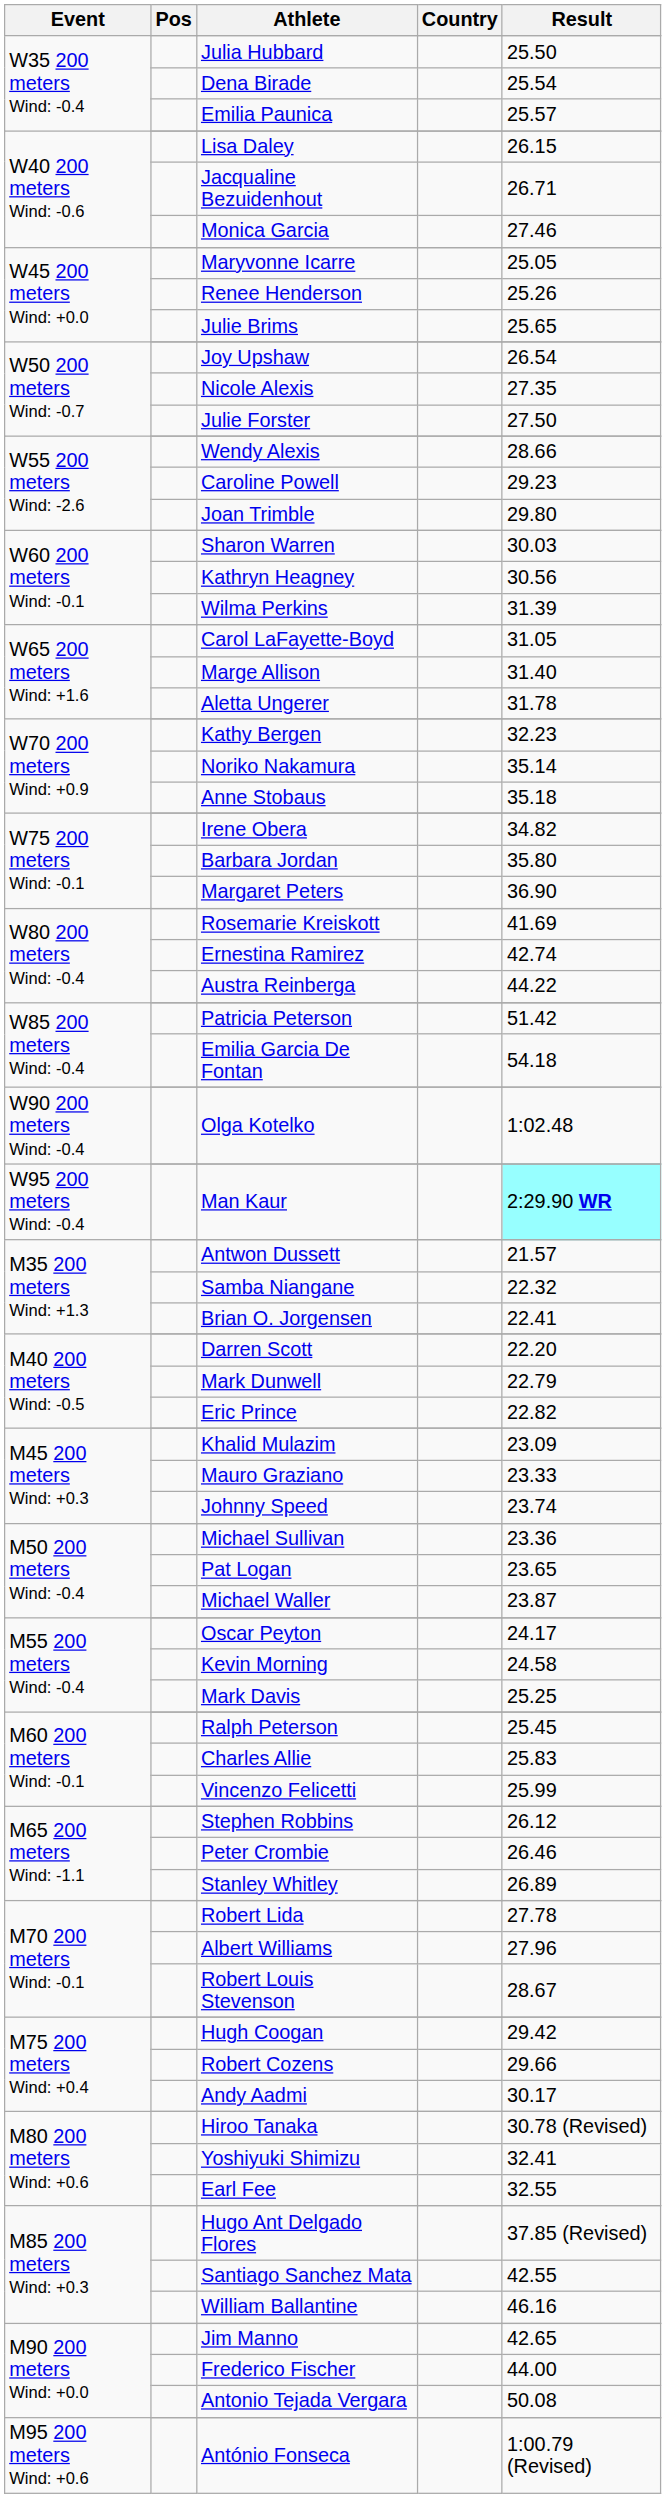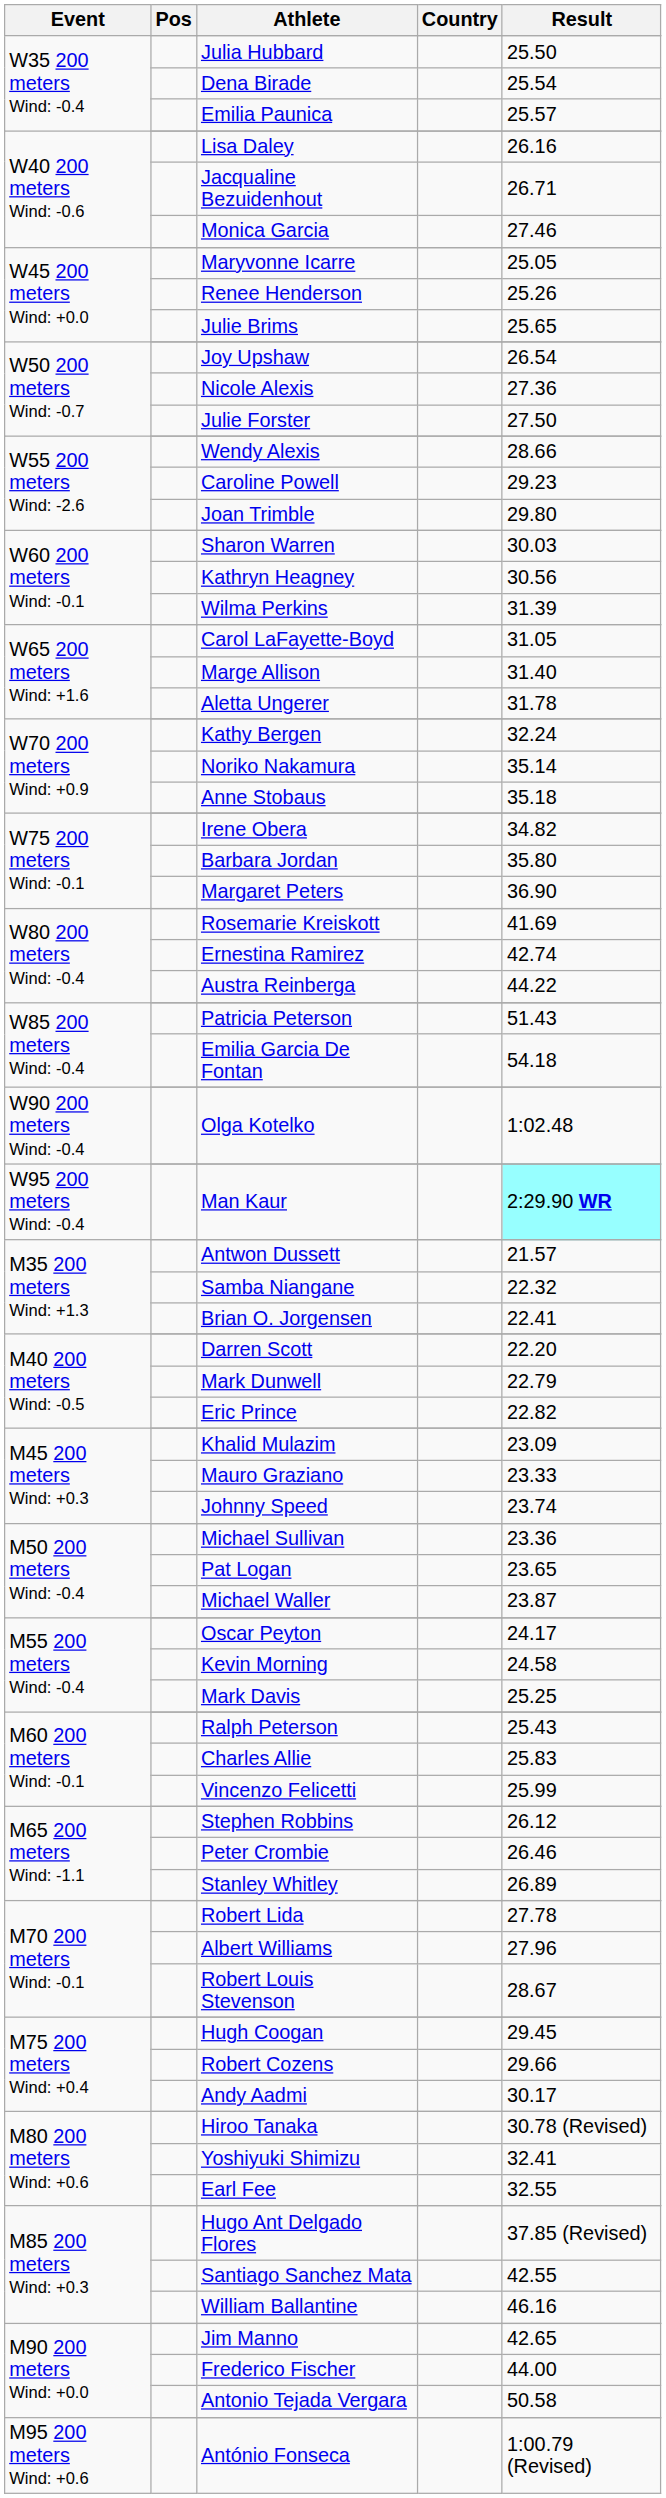(532, 146) 26.15 -> (532, 146) 26.16
(532, 388) 27.35 -> (532, 388) 27.36
(532, 734) 32.23 -> (532, 734) 32.24
(532, 1017) 51.42 -> (532, 1017) 51.43
(532, 1727) 25.45 -> (532, 1727) 25.43
(532, 2032) 29.42 -> (532, 2032) 29.45
(532, 2401) 50.08 -> (532, 2401) 50.58
